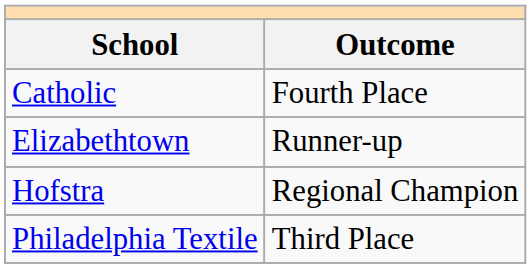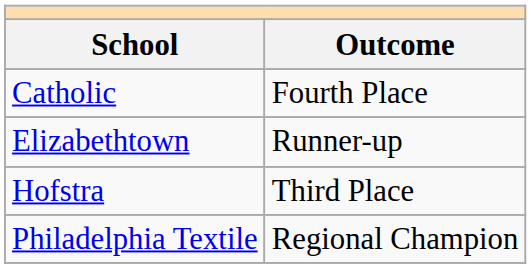(395, 189) Regional Champion -> (343, 189) Third Place
(343, 238) Third Place -> (395, 238) Regional Champion
